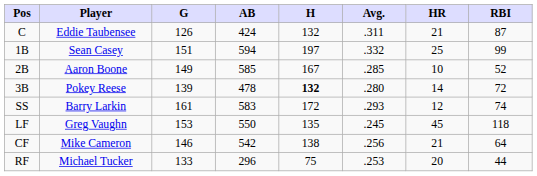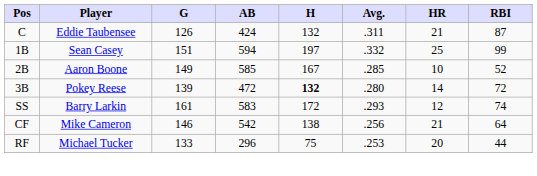(247, 87) 478 -> (247, 87) 472
- row: (22, 124)
